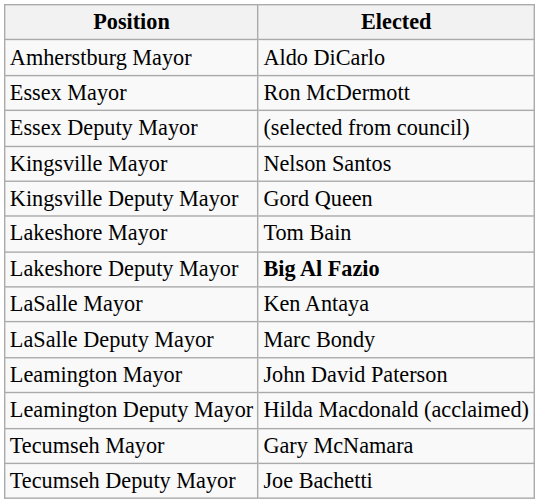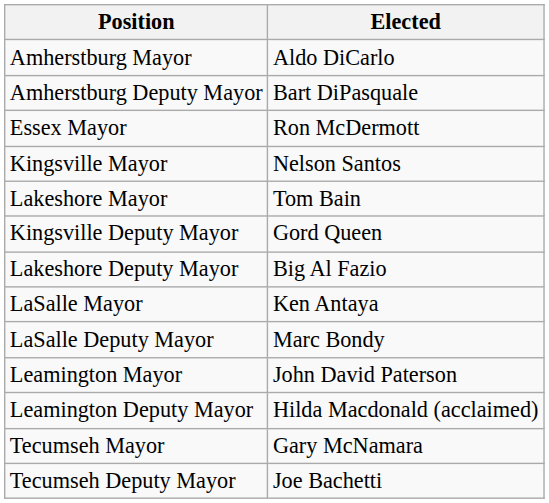+ row: (136, 92)
- row: (104, 127)
rows swapped: (124, 198) <-> (89, 233)
(322, 269) bold -> (330, 269) normal
